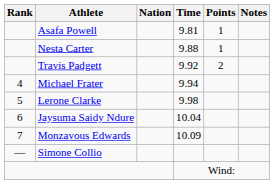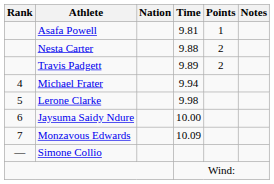(221, 48) 1 -> (221, 48) 2
(189, 65) 9.92 -> (189, 65) 9.89
(189, 118) 10.04 -> (189, 118) 10.00
